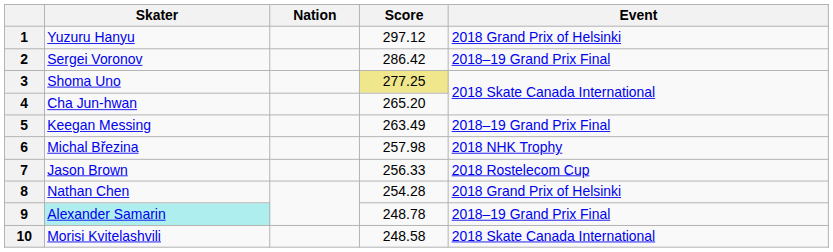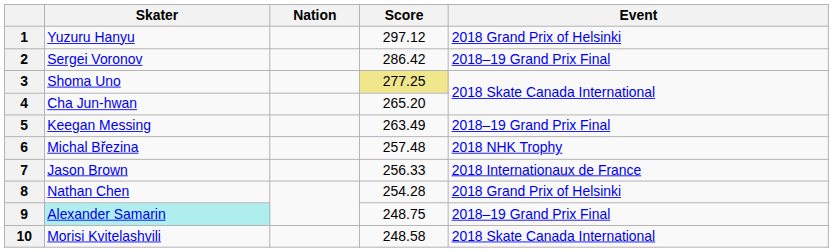(404, 147) 257.98 -> (404, 147) 257.48
(521, 170) 2018 Rostelecom Cup -> (546, 170) 2018 Internationaux de France
(404, 214) 248.78 -> (404, 214) 248.75
